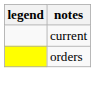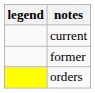+ row: (68, 56)
